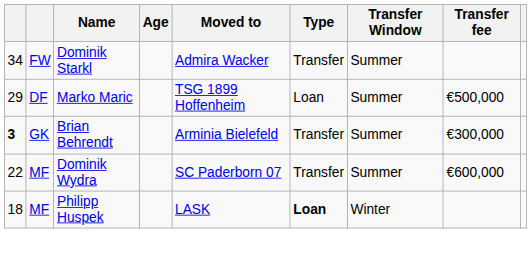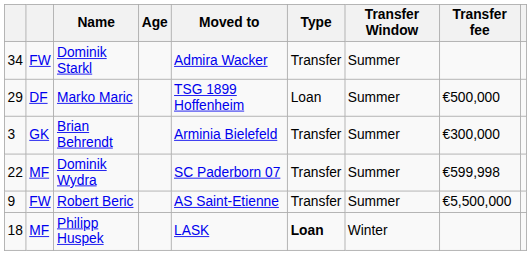(11, 135) bold -> (11, 135) normal
(475, 172) €600,000 -> (471, 172) €599,998
+ row: (95, 201)
